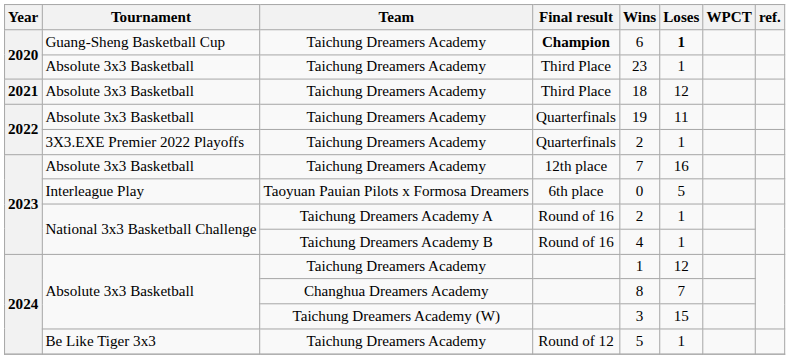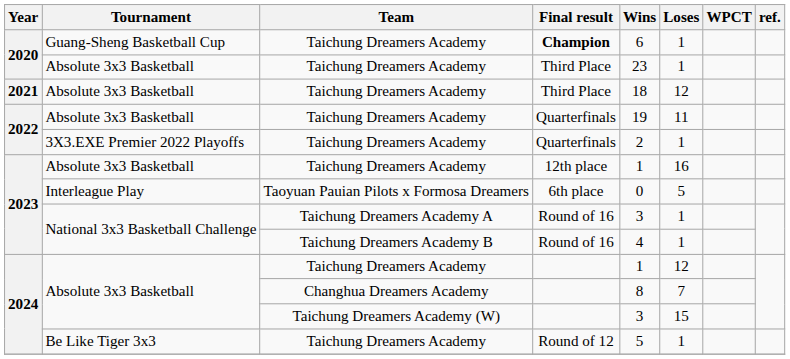(681, 42) bold -> (681, 42) normal
(640, 166) 7 -> (640, 166) 1
(640, 216) 2 -> (640, 216) 3
